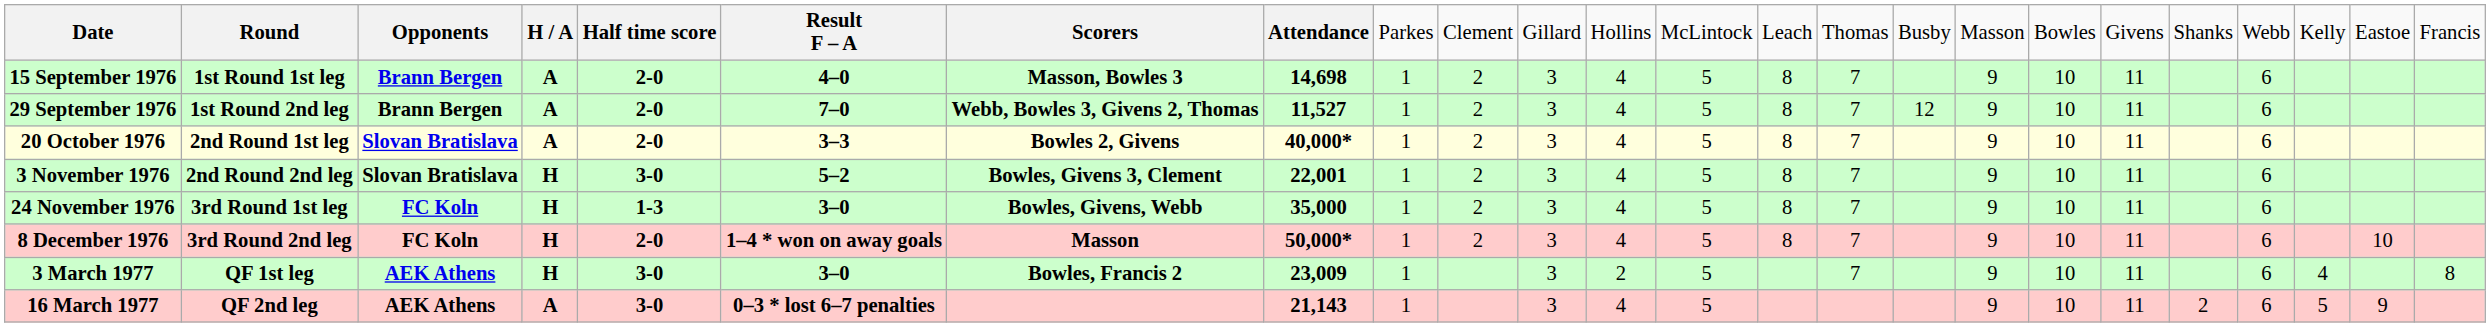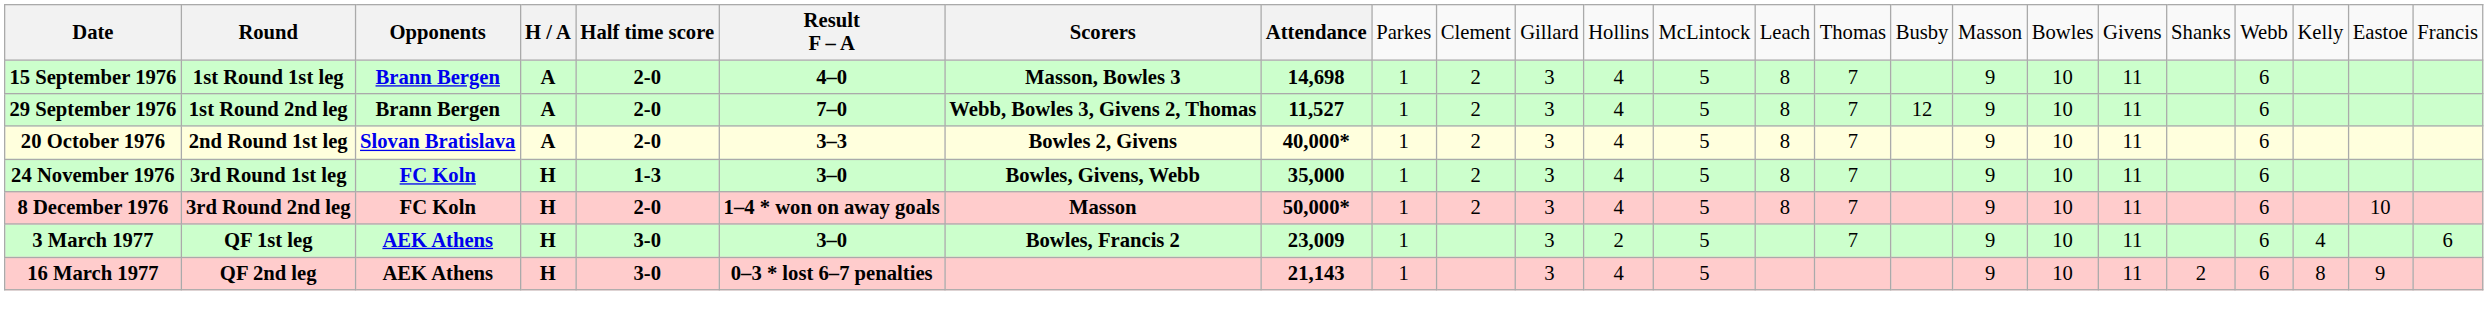- row: (93, 175)
(2450, 273) 8 -> (2448, 240) 6
(550, 305) A -> (548, 273) H
(2323, 305) 5 -> (2320, 273) 8
